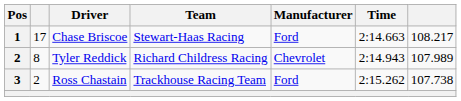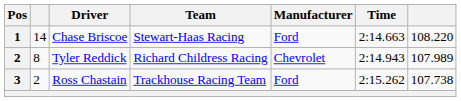(40, 37) 17 -> (40, 37) 14
(432, 37) 108.217 -> (432, 37) 108.220
